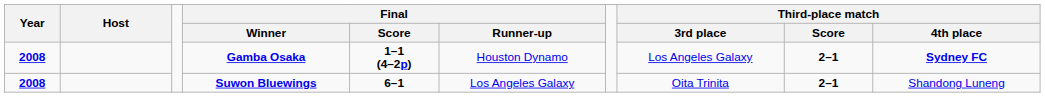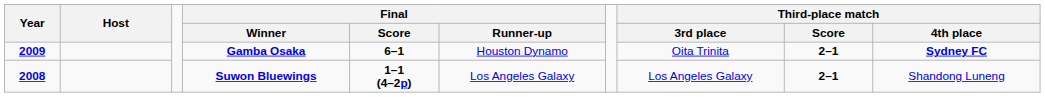(32, 58) 2008 -> (32, 51) 2009
(394, 58) 1–1 (4–2p) -> (394, 51) 6–1
(700, 58) Los Angeles Galaxy -> (700, 51) Oita Trinita
(394, 83) 6–1 -> (394, 77) 1–1 (4–2p)
(700, 83) Oita Trinita -> (700, 77) Los Angeles Galaxy
